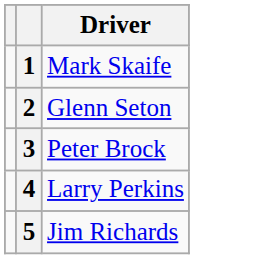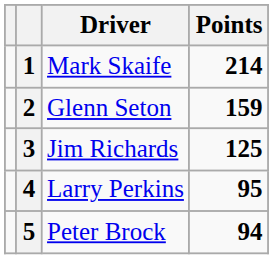+ column: (229, 24)
(106, 148) Peter Brock -> (113, 148) Jim Richards
(113, 231) Jim Richards -> (106, 231) Peter Brock
